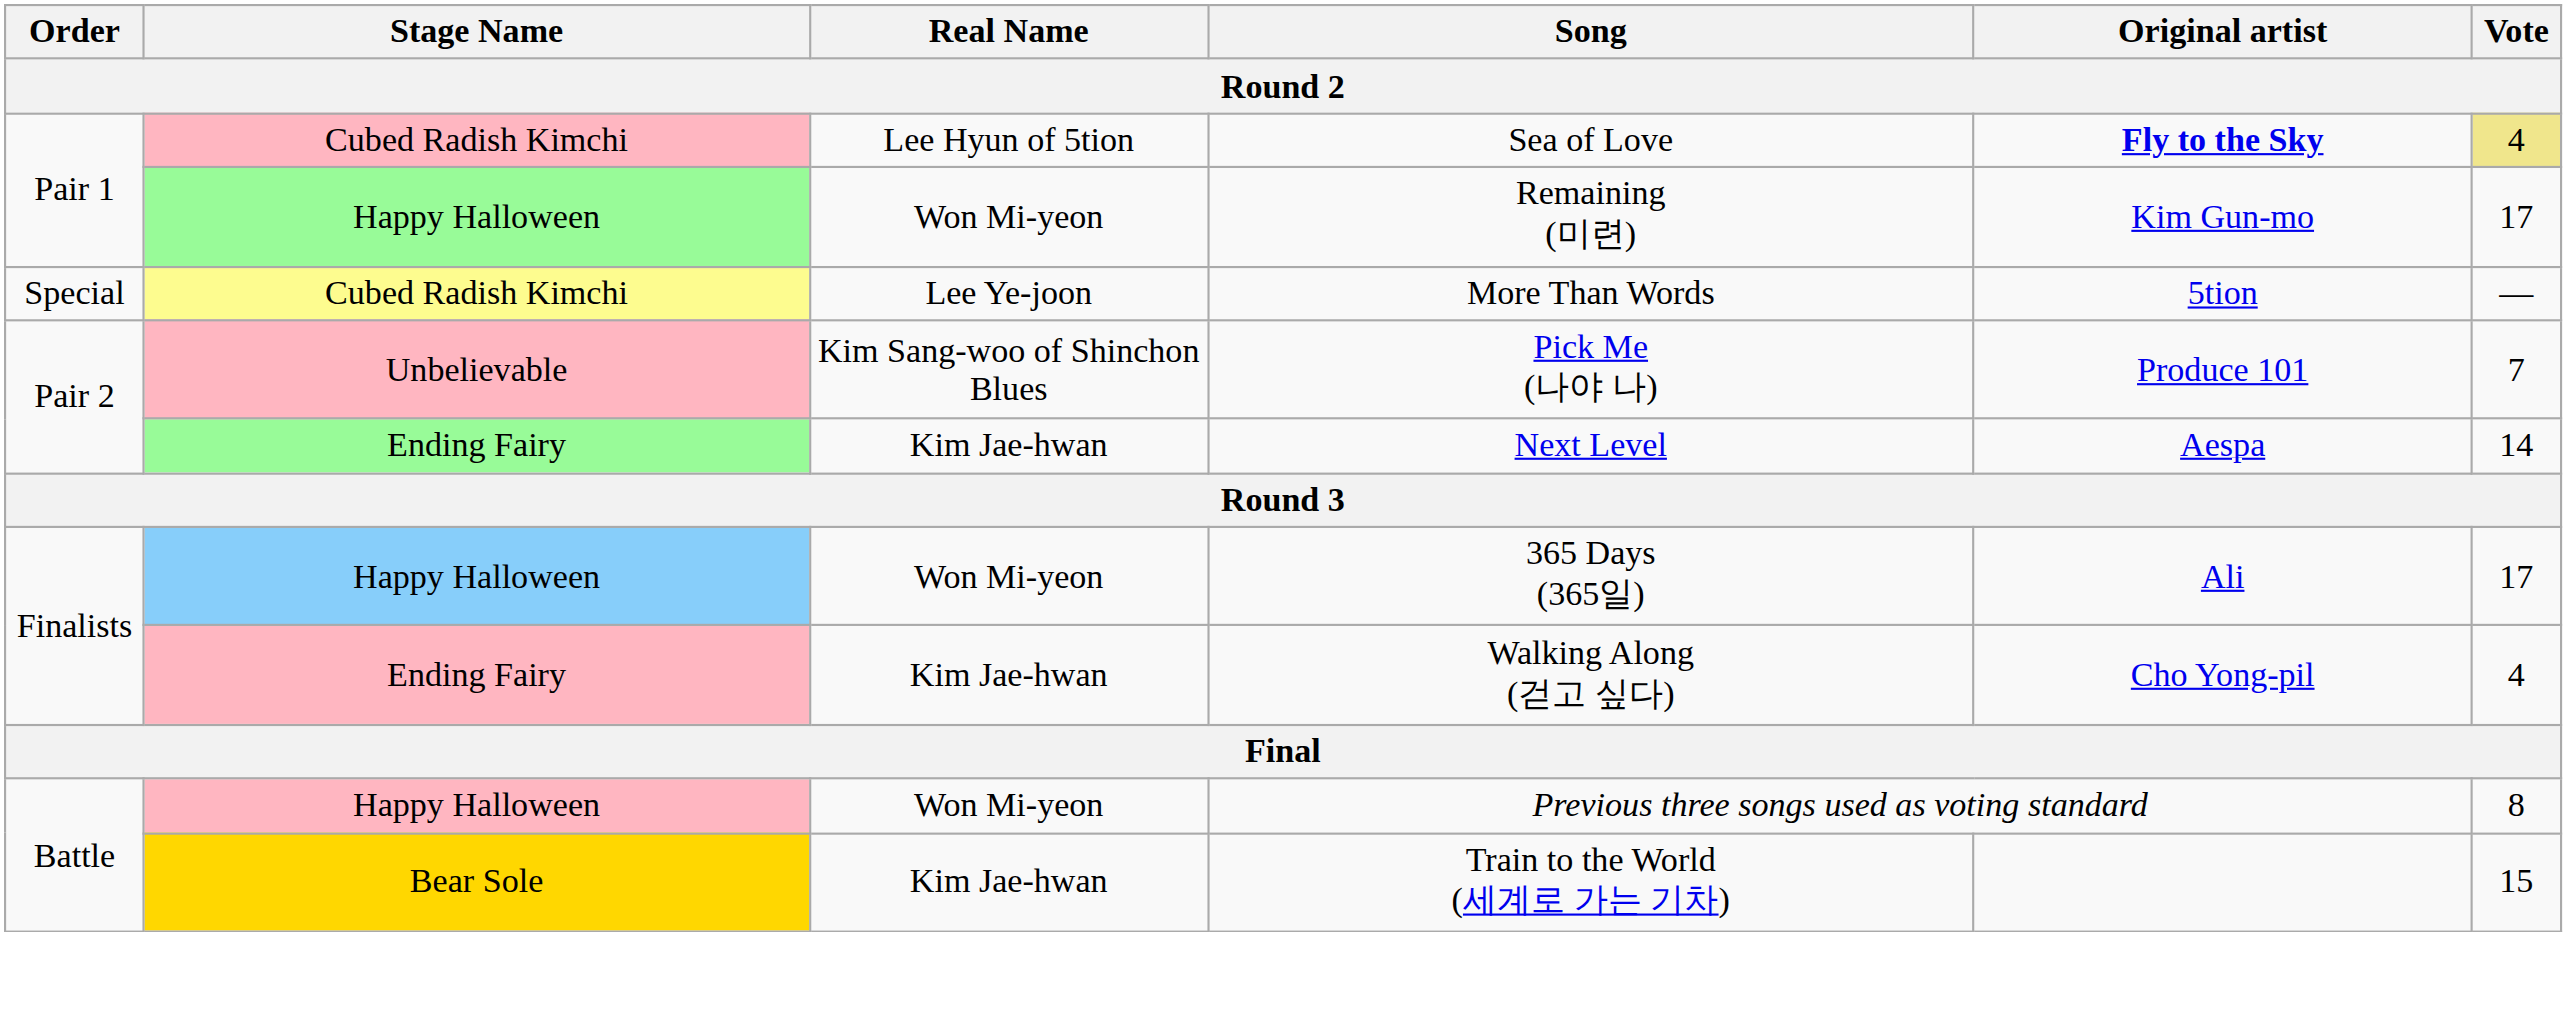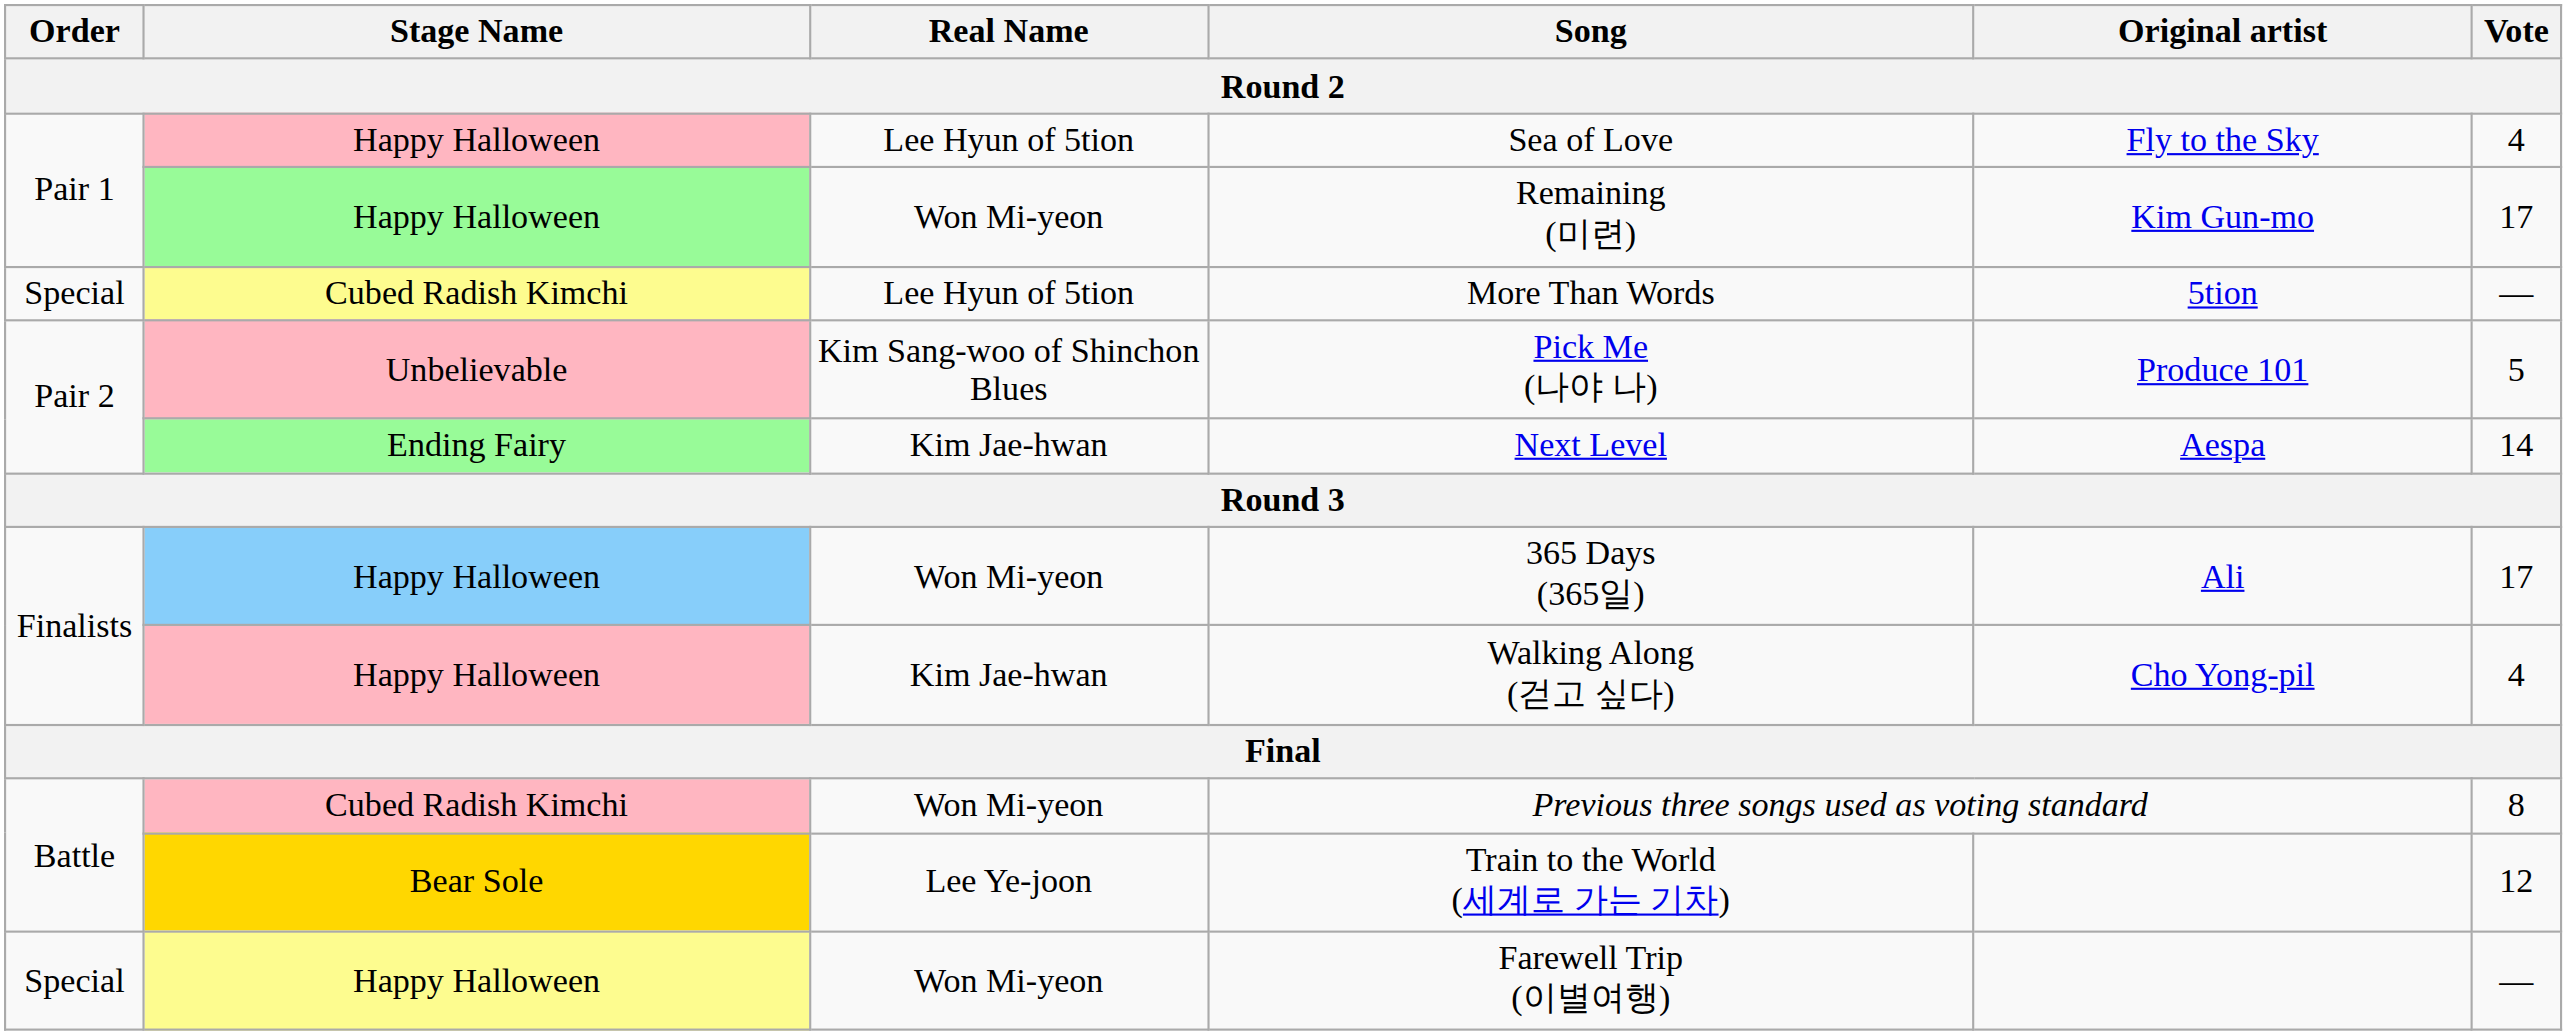(477, 139) Cubed Radish Kimchi -> (477, 139) Happy Halloween
(2223, 139) bold -> (2223, 139) normal
(2516, 139) khaki background -> (2516, 139) no background
(1009, 292) Lee Ye-joon -> (1009, 292) Lee Hyun of 5tion
(2516, 368) 7 -> (2516, 368) 5
(477, 674) Ending Fairy -> (477, 674) Happy Halloween
(477, 804) Happy Halloween -> (477, 804) Cubed Radish Kimchi
(1009, 881) Kim Jae-hwan -> (1009, 881) Lee Ye-joon
(2516, 881) 15 -> (2516, 881) 12
+ row: (1591, 978)
